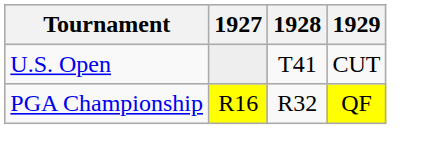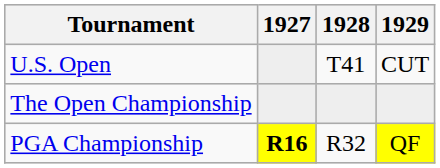+ row: (131, 103)
(238, 103) normal -> (287, 143) bold
